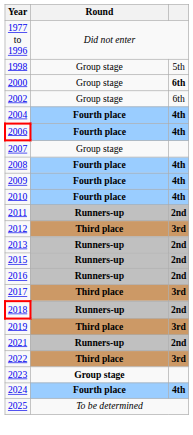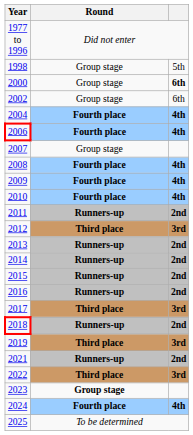+ row: (18, 261)
